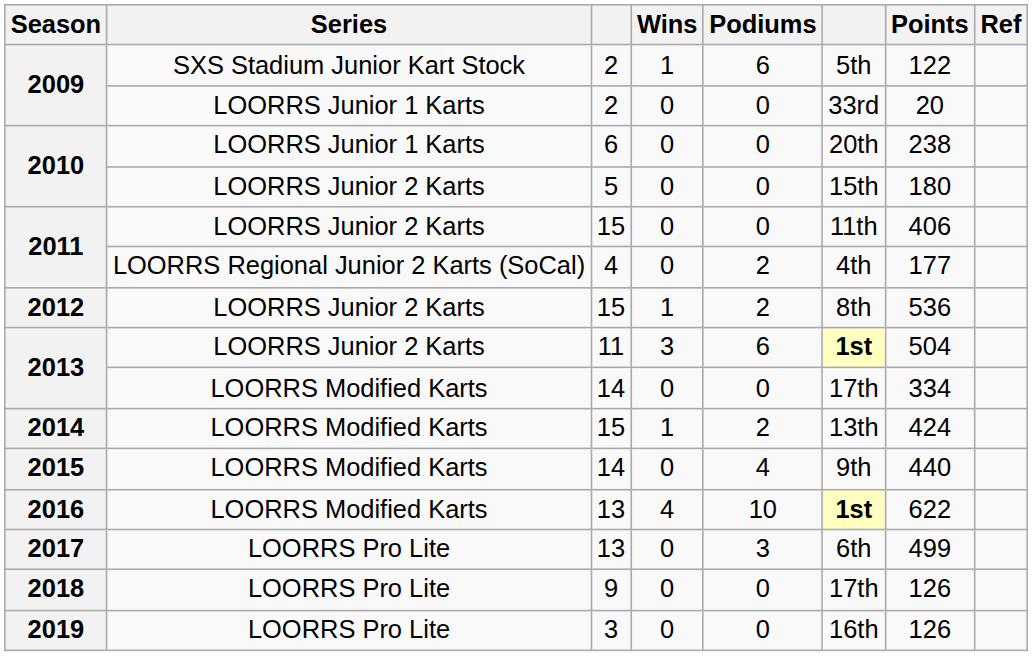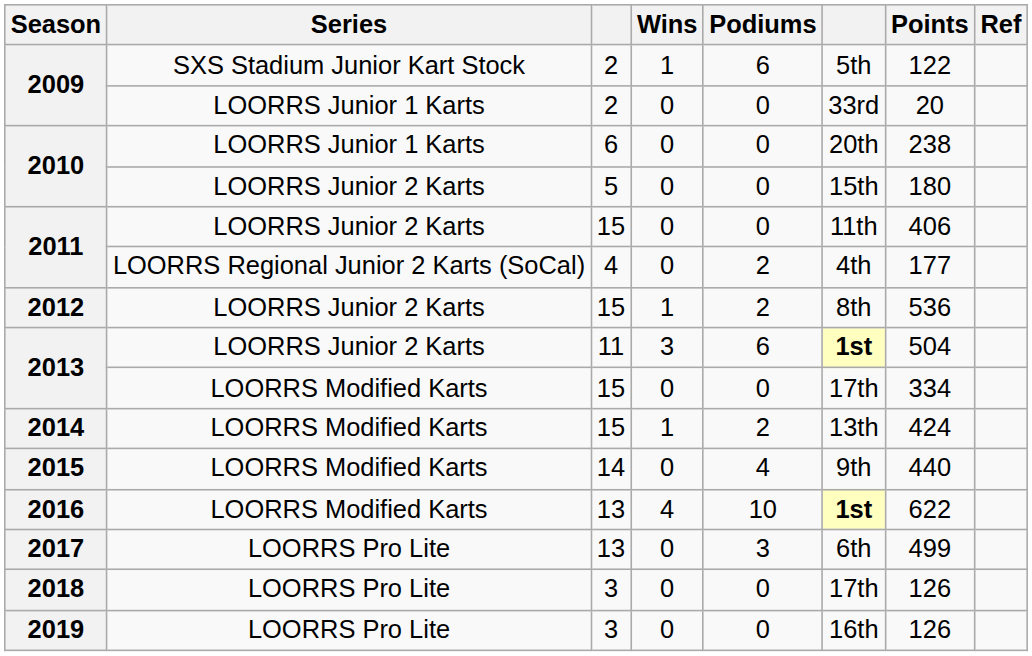(611, 387) 14 -> (611, 387) 15
(611, 589) 9 -> (611, 589) 3
